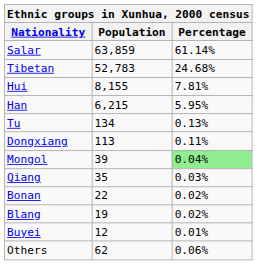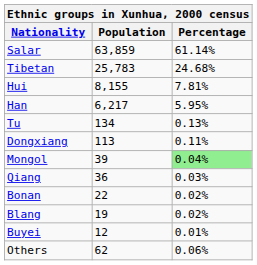(115, 68) 52,783 -> (115, 68) 25,783
(111, 105) 6,215 -> (111, 105) 6,217
(101, 178) 35 -> (101, 178) 36
